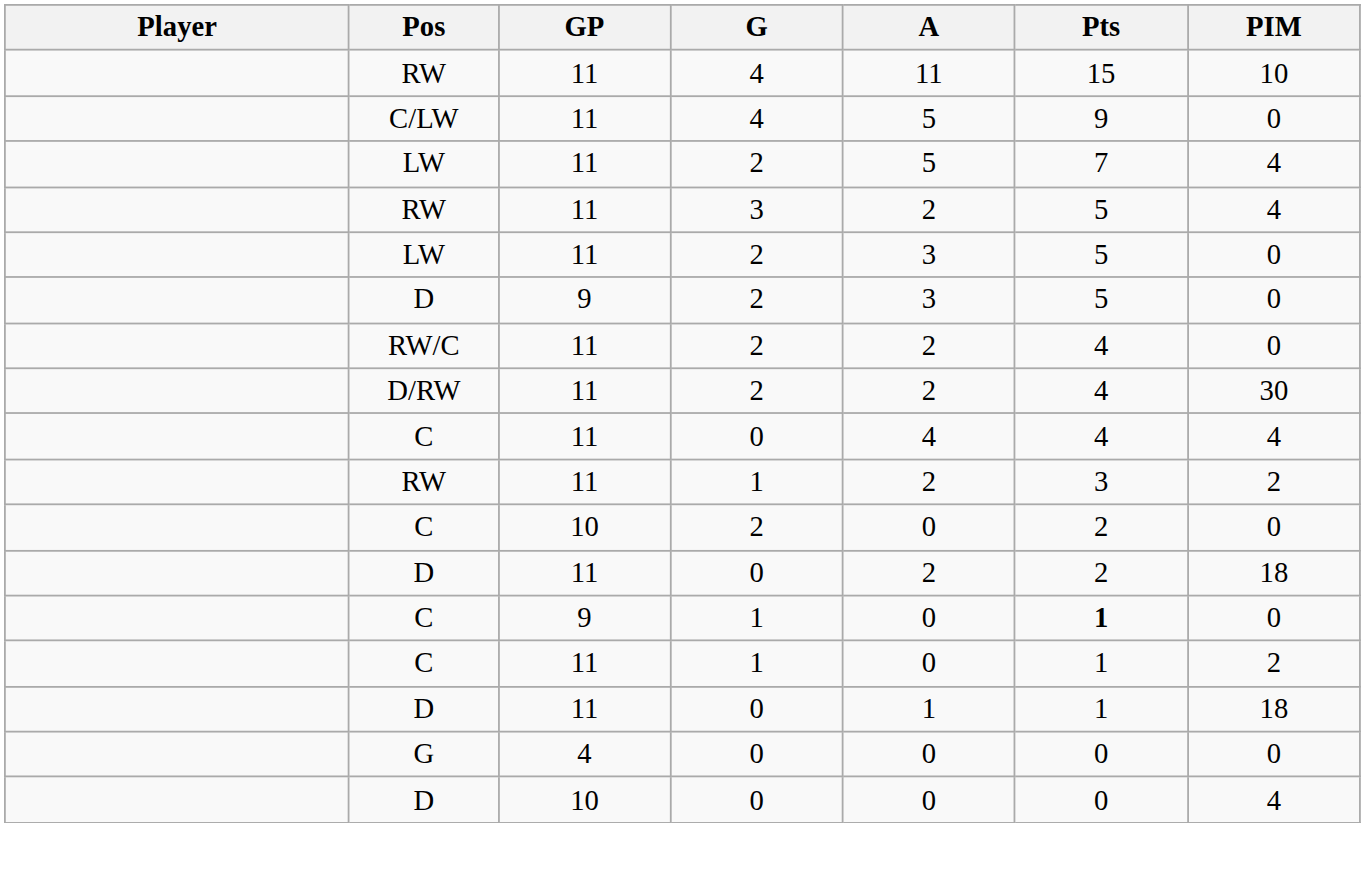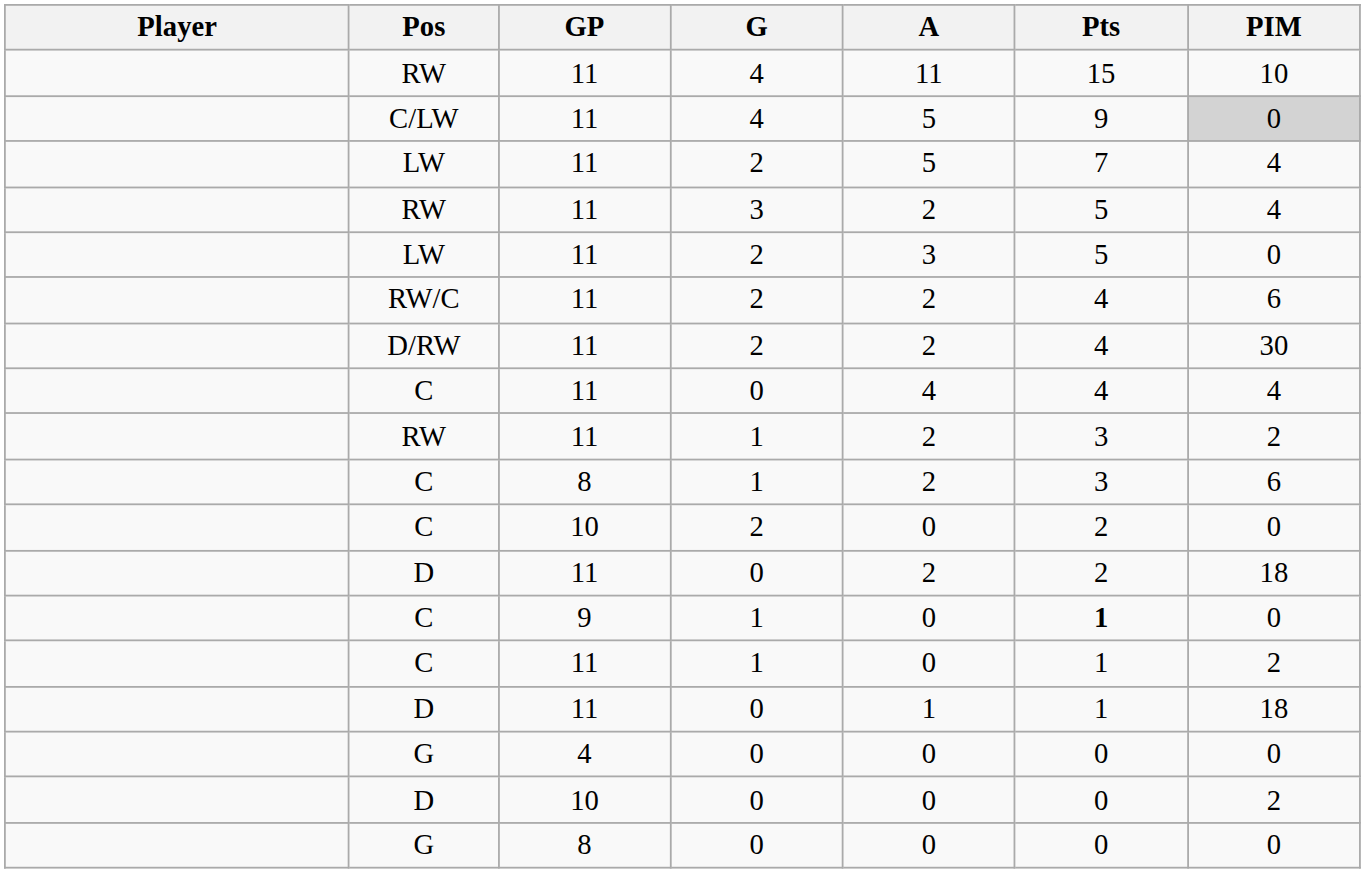(1274, 118) no background -> (1274, 118) lightgrey background
- row: (424, 299)
(1274, 345) 0 -> (1274, 299) 6
+ row: (424, 481)
(1274, 799) 4 -> (1274, 799) 2
+ row: (424, 844)
